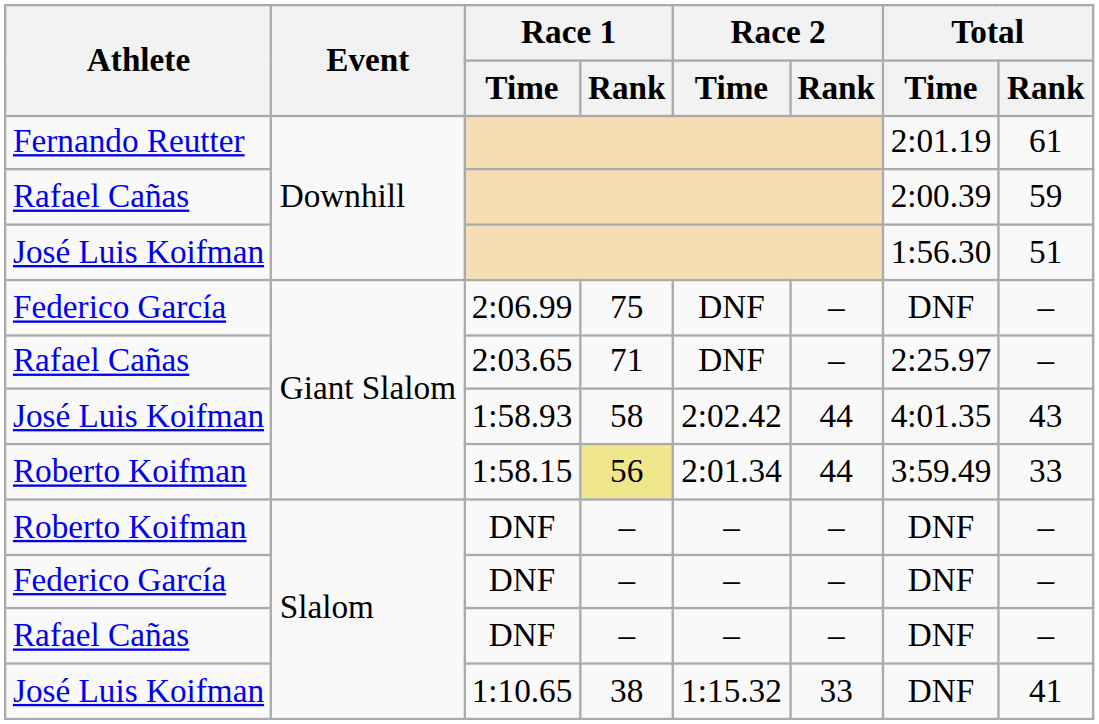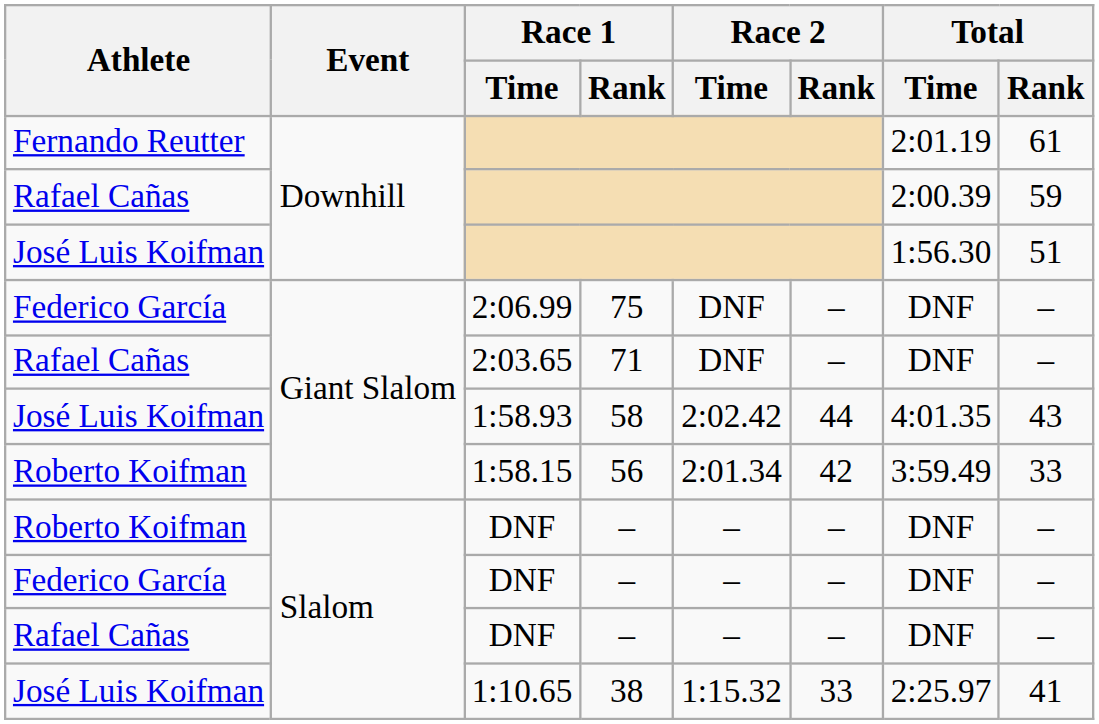(941, 361) 2:25.97 -> (941, 361) DNF
(627, 471) khaki background -> (627, 471) no background
(836, 471) 44 -> (836, 471) 42
(941, 690) DNF -> (941, 690) 2:25.97
